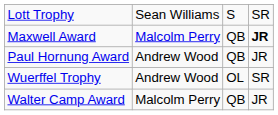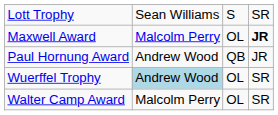(236, 36) QB -> (235, 36) OL
(177, 78) no background -> (177, 78) lightblue background
(236, 99) QB -> (235, 99) OL
(260, 99) JR -> (261, 99) SR
